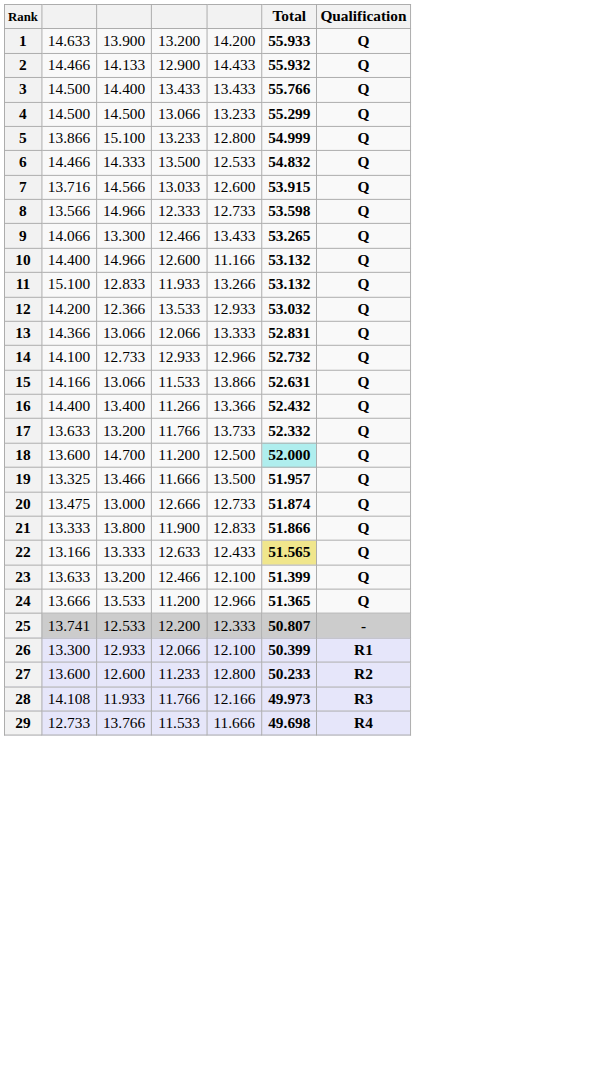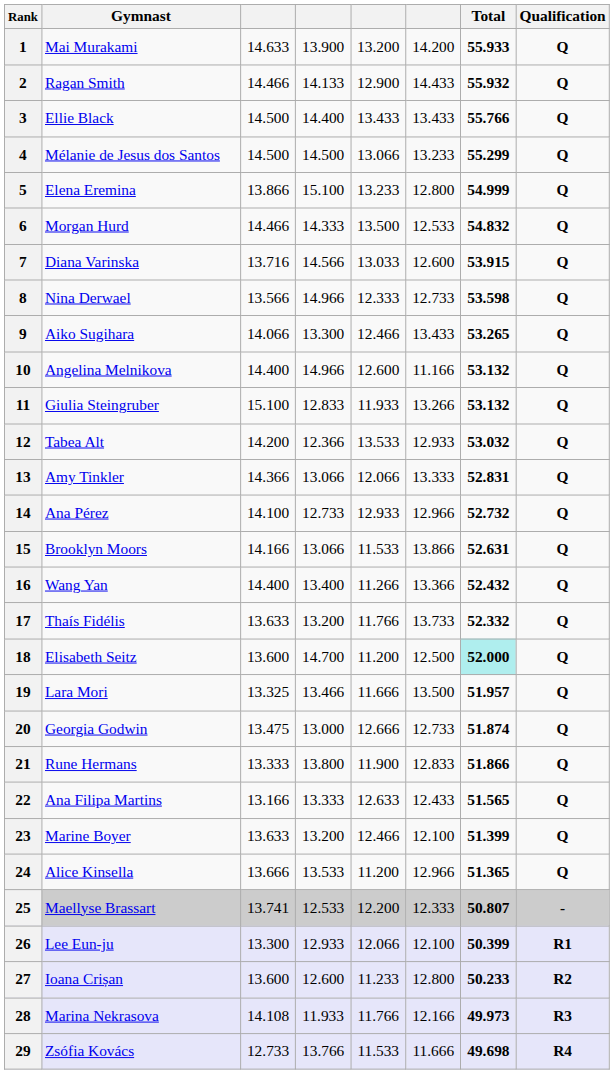+ column: (141, 16)
(289, 552) khaki background -> (488, 800) no background
